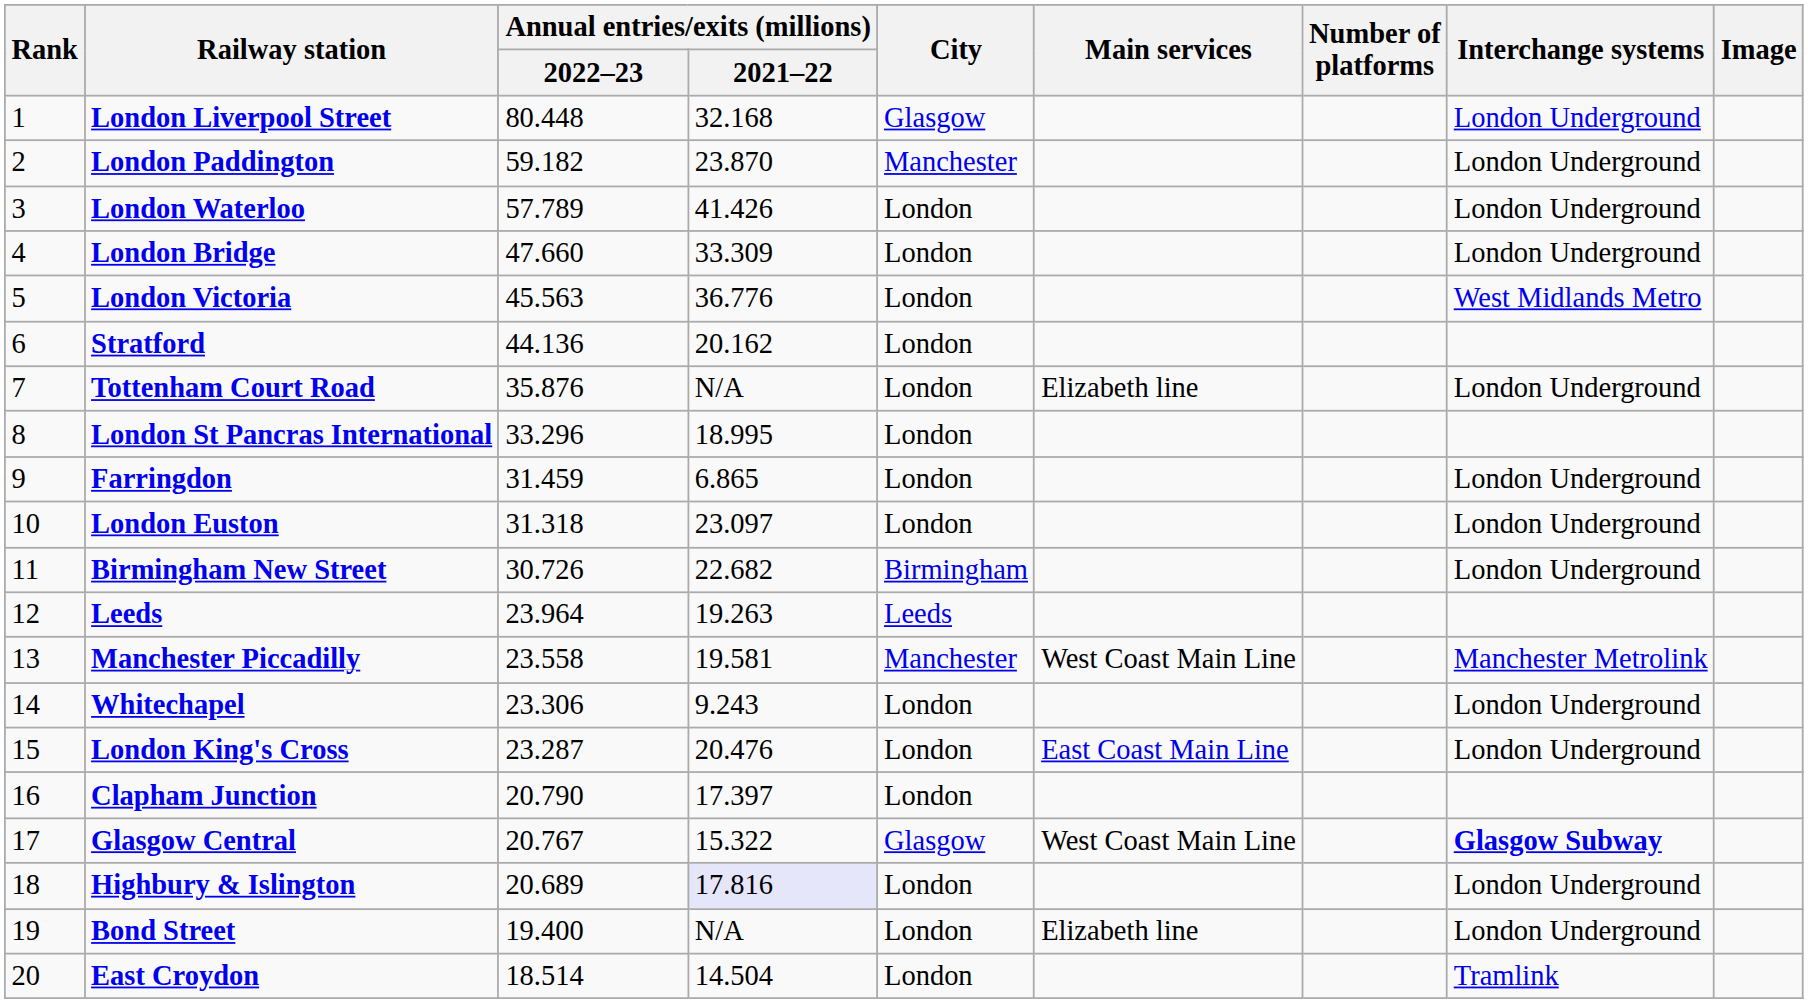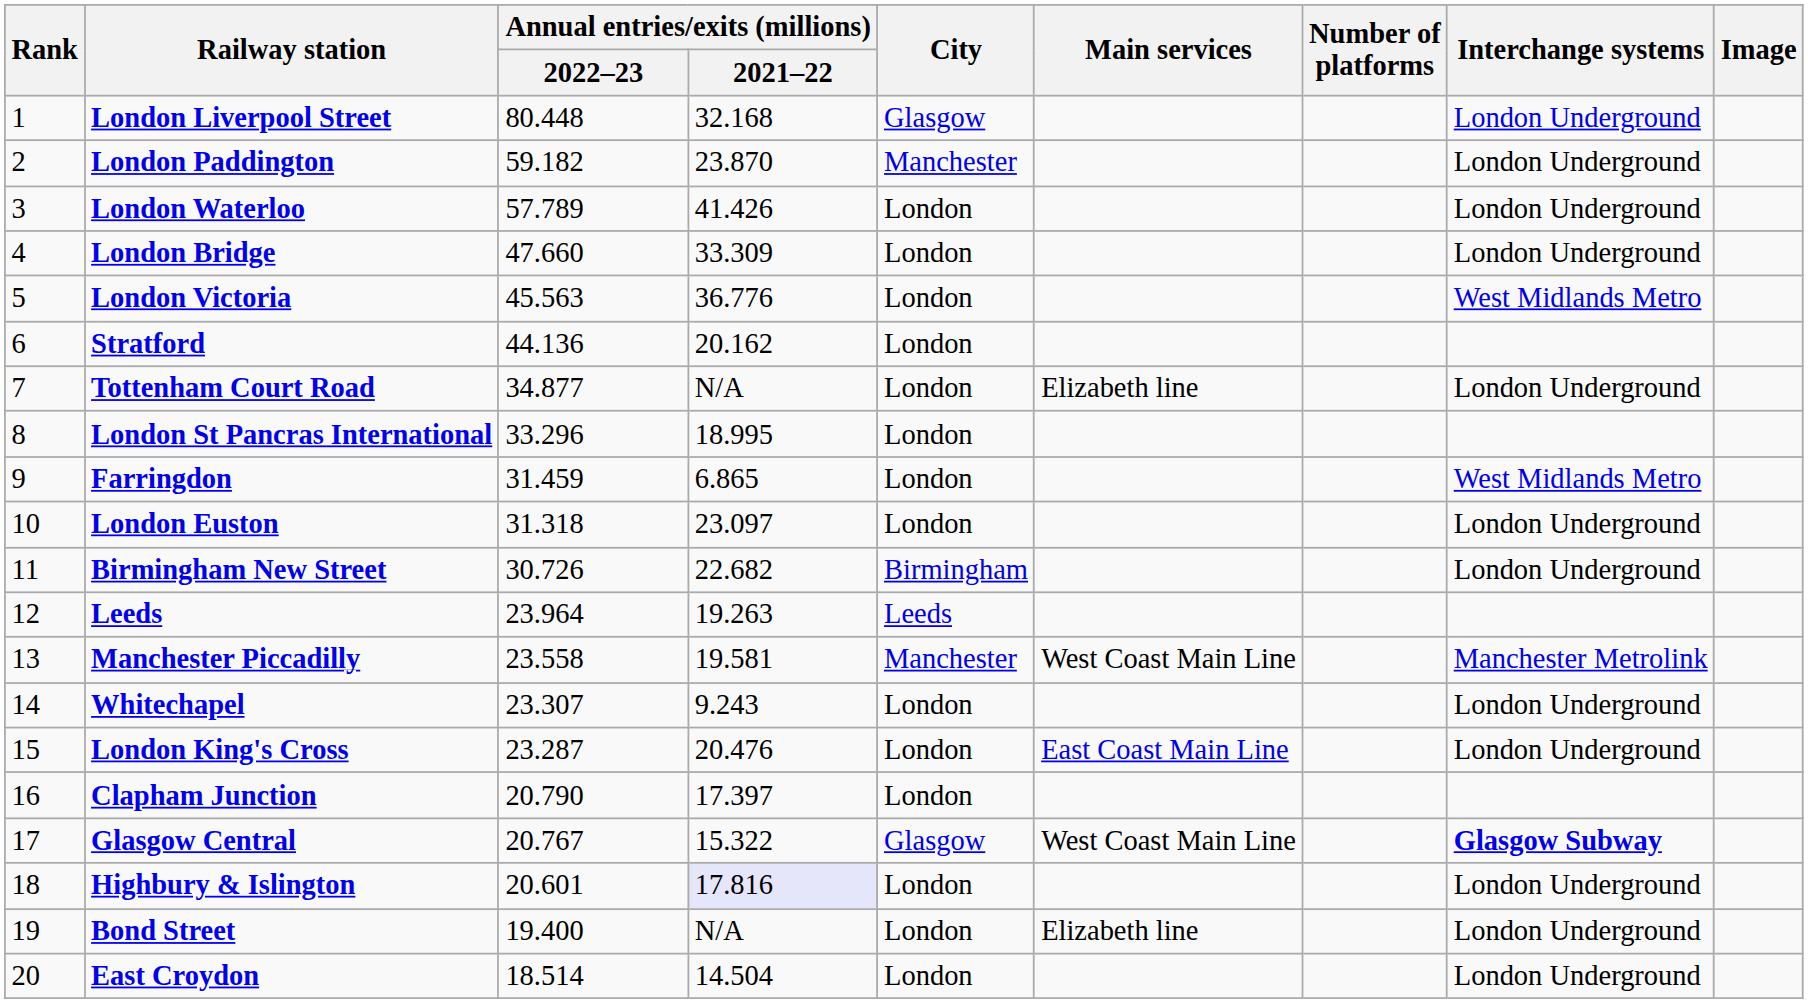(545, 388) 35.876 -> (545, 388) 34.877
(1577, 478) London Underground -> (1578, 478) West Midlands Metro
(545, 704) 23.306 -> (545, 704) 23.307
(545, 885) 20.689 -> (545, 885) 20.601
(1506, 975) Tramlink -> (1577, 975) London Underground
